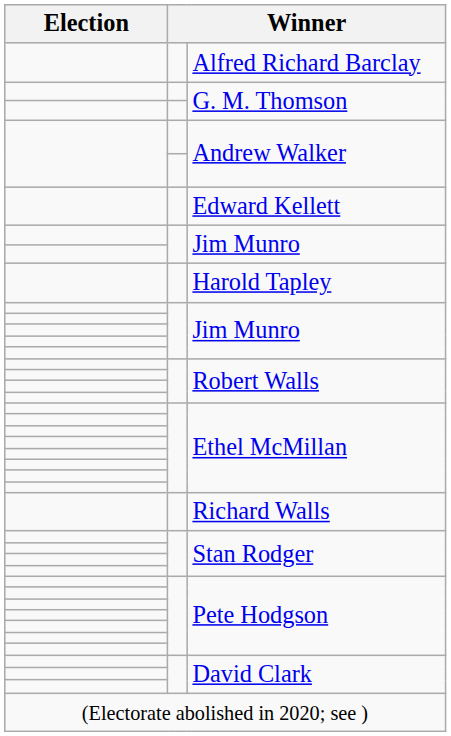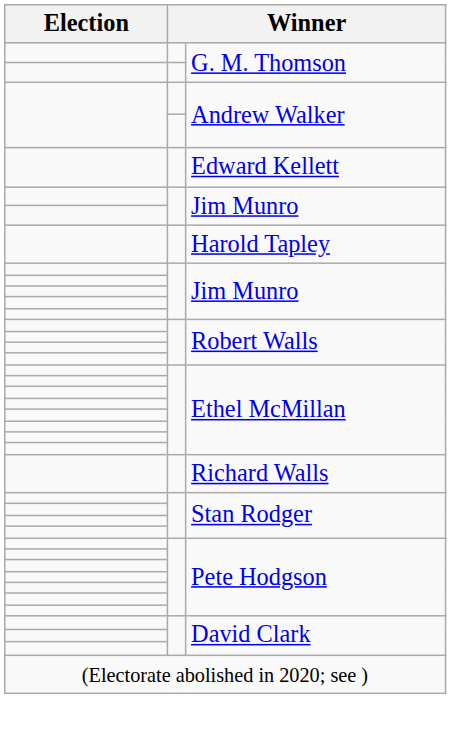- row: (86, 63)
